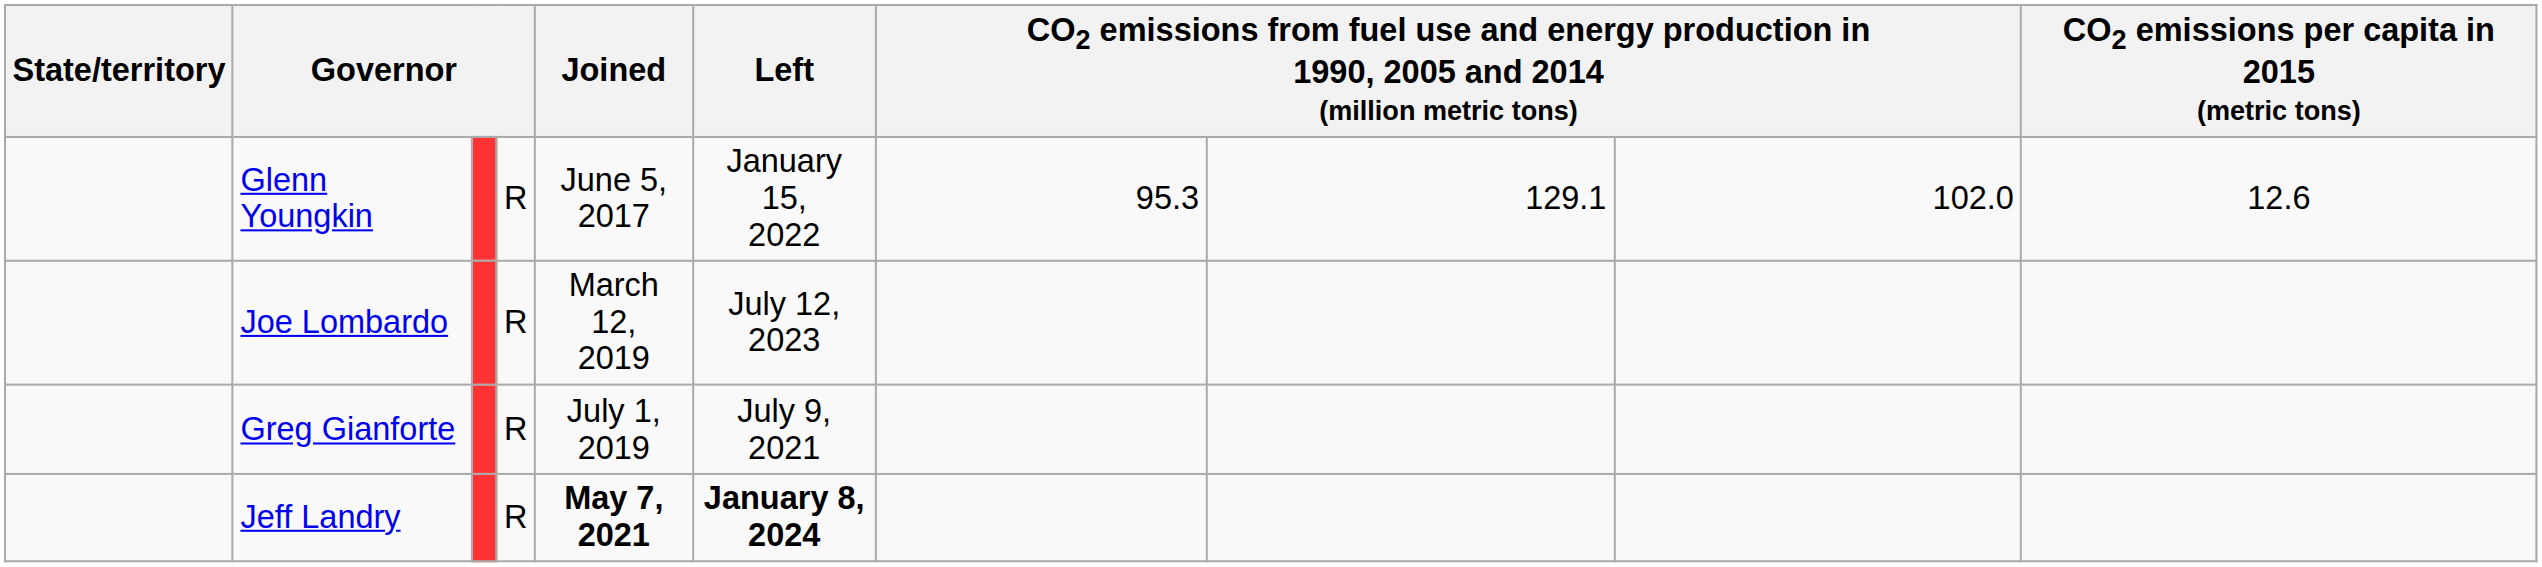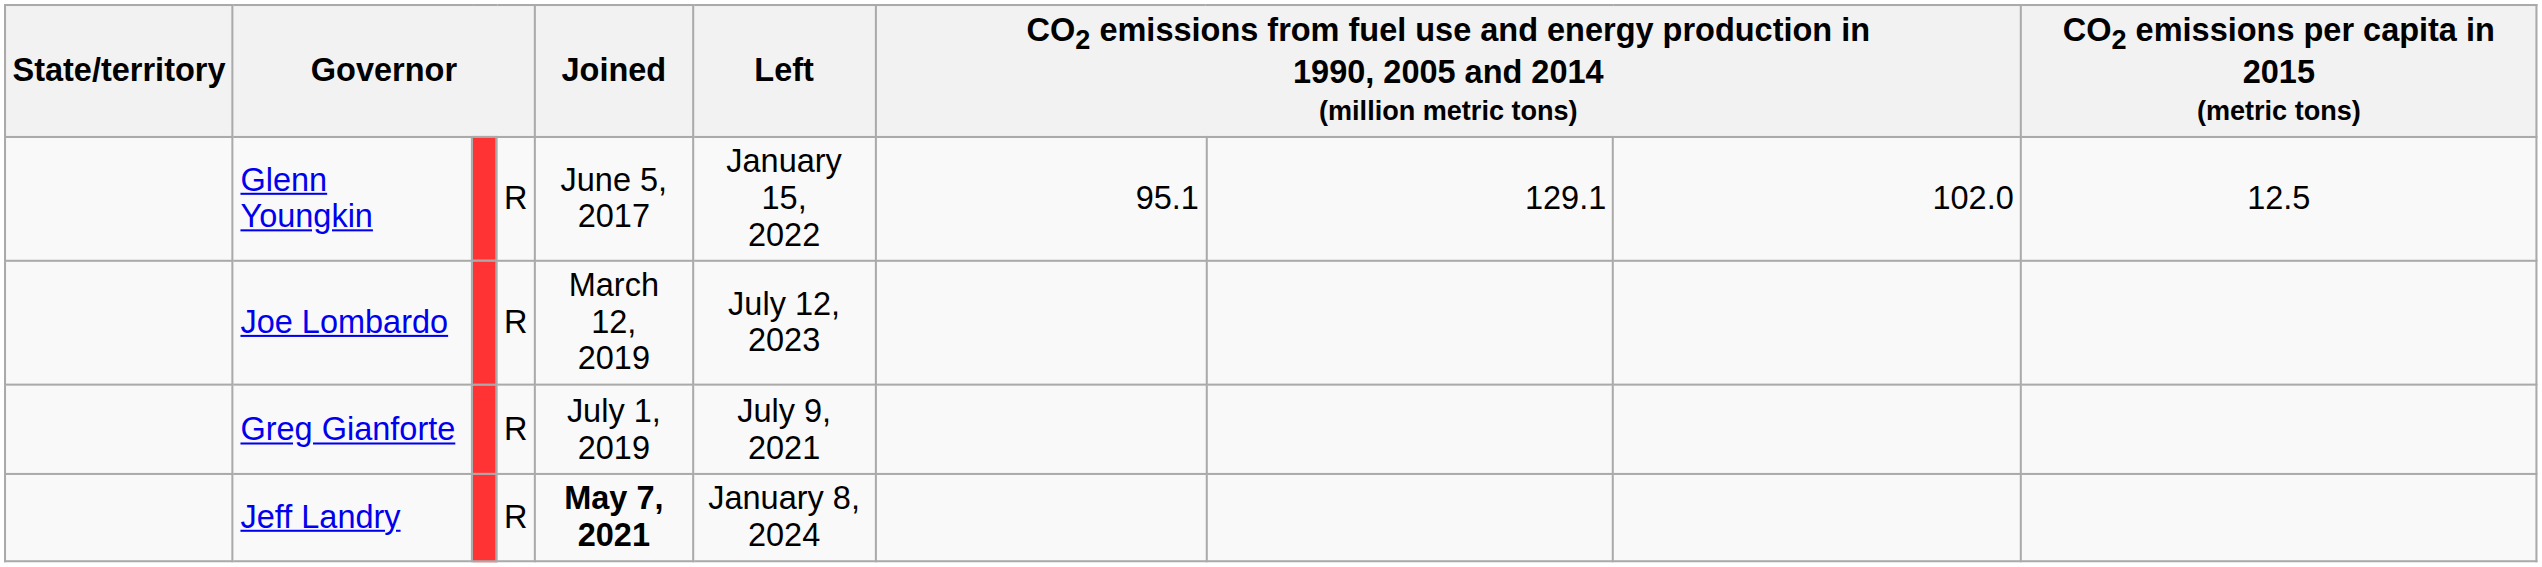(1167, 197) 95.3 -> (1167, 197) 95.1
(2279, 197) 12.6 -> (2279, 197) 12.5
(784, 516) bold -> (784, 516) normal
